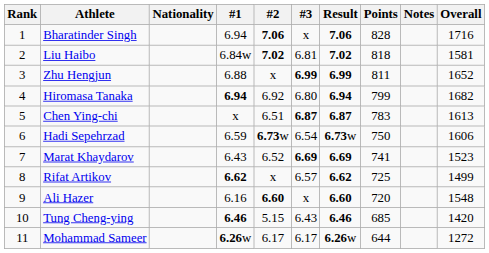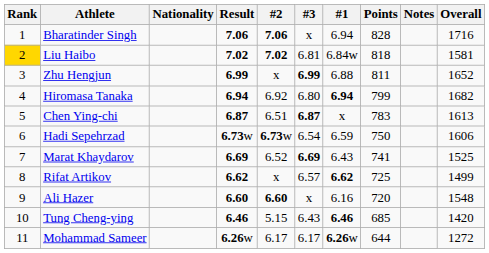columns swapped: (235, 14) <-> (340, 14)
(22, 55) no background -> (22, 55) gold background
(461, 156) 1523 -> (461, 156) 1525
